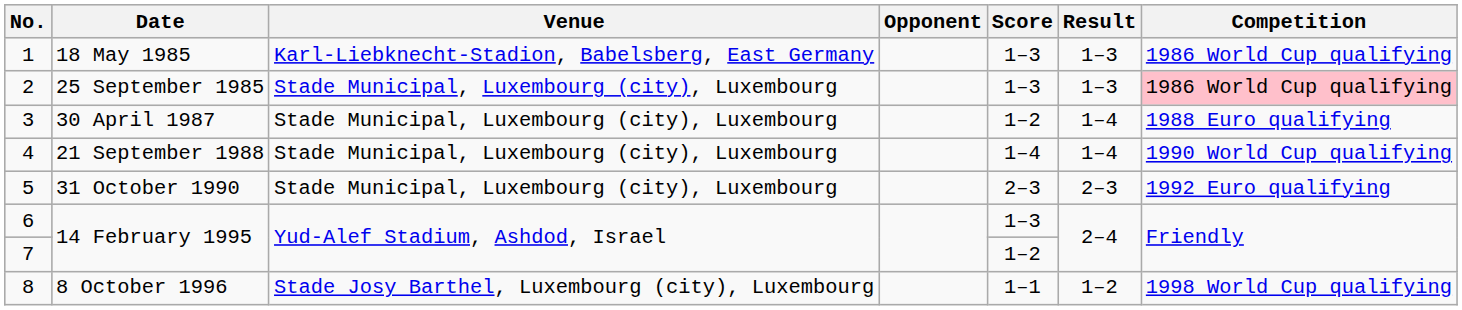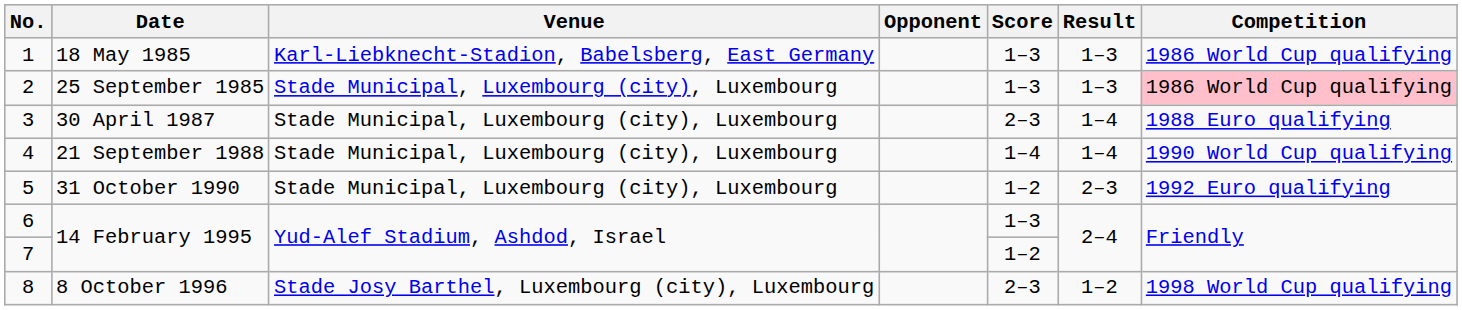(1022, 121) 1–2 -> (1022, 121) 2–3
(1022, 188) 2–3 -> (1022, 188) 1–2
(1022, 288) 1–1 -> (1022, 288) 2–3
